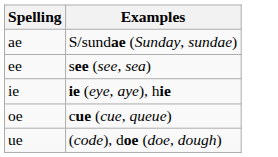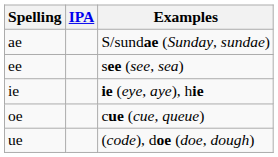+ column: (81, 17)
